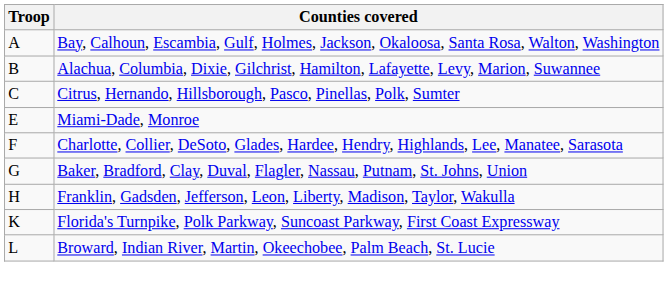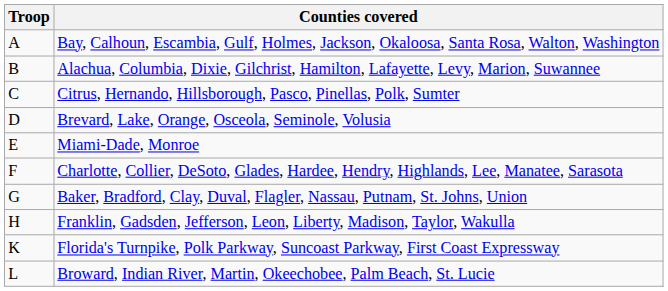+ row: (224, 119)
